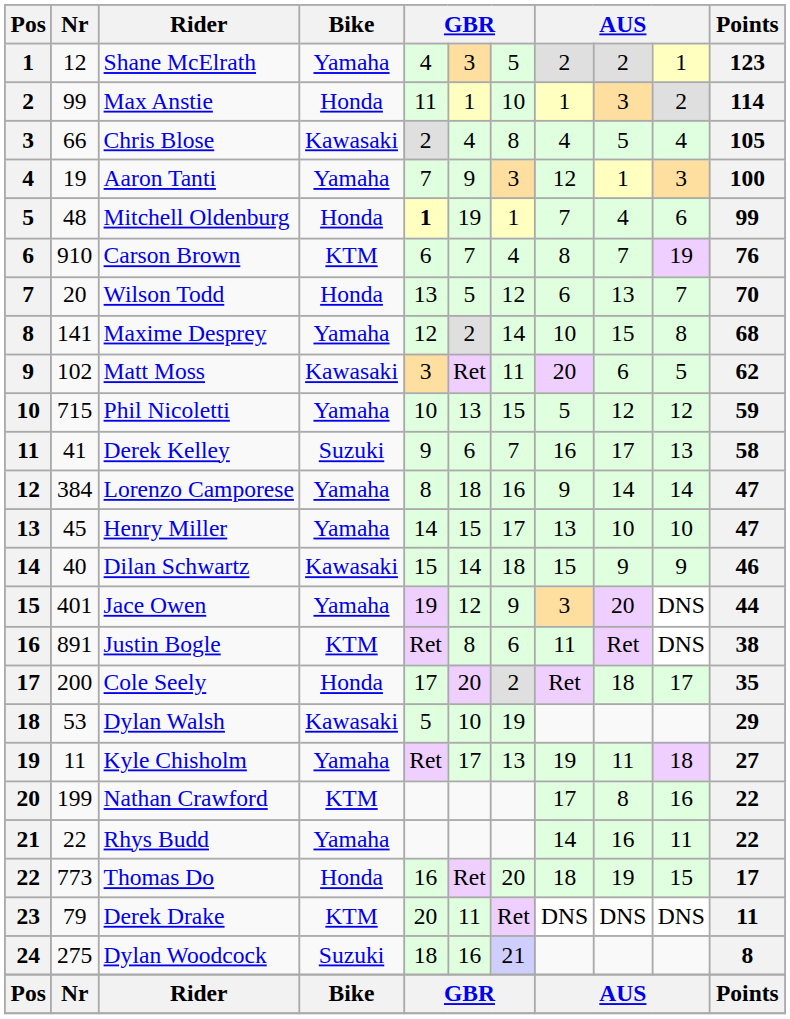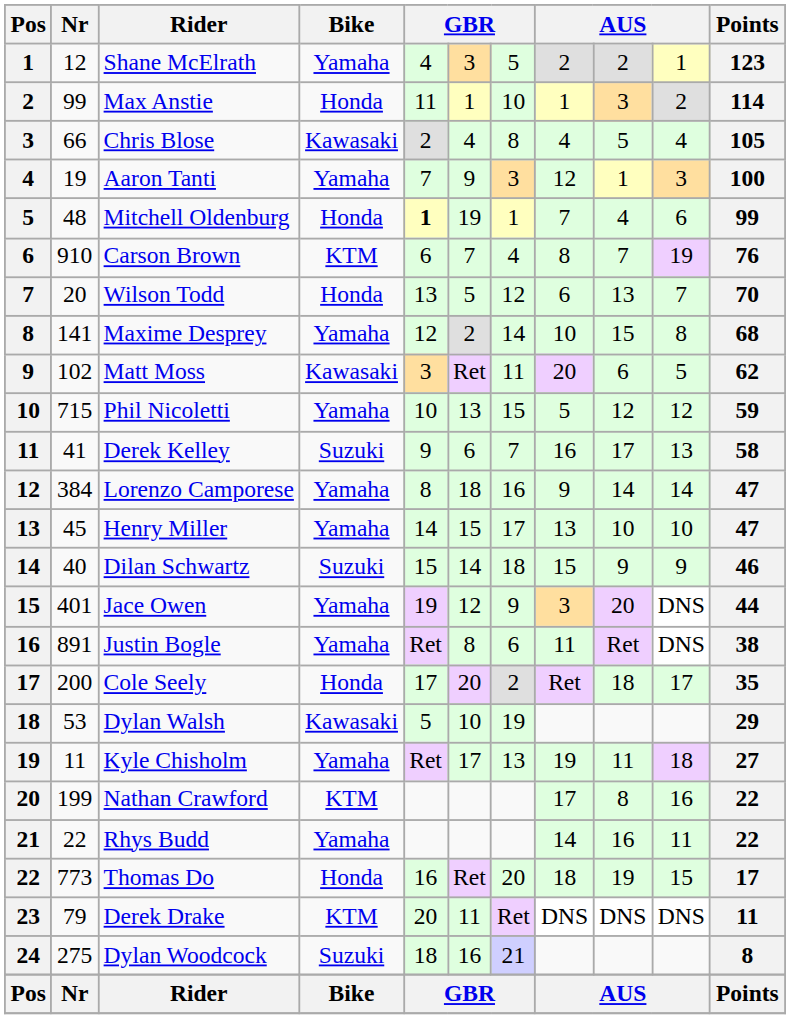(352, 567) Kawasaki -> (352, 567) Suzuki
(352, 644) KTM -> (352, 644) Yamaha
